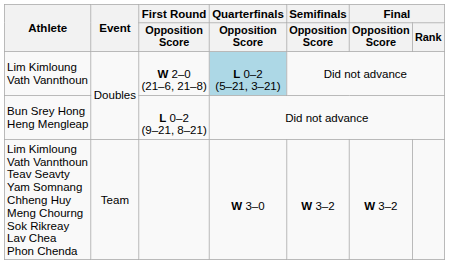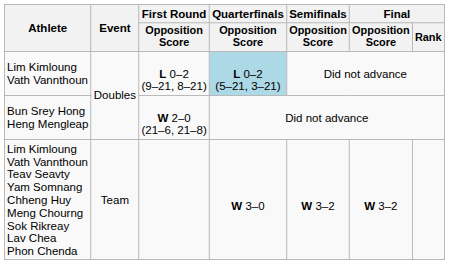(174, 80) W 2–0 (21–6, 21–8) -> (174, 80) L 0–2 (9–21, 8–21)
(174, 124) L 0–2 (9–21, 8–21) -> (174, 124) W 2–0 (21–6, 21–8)
